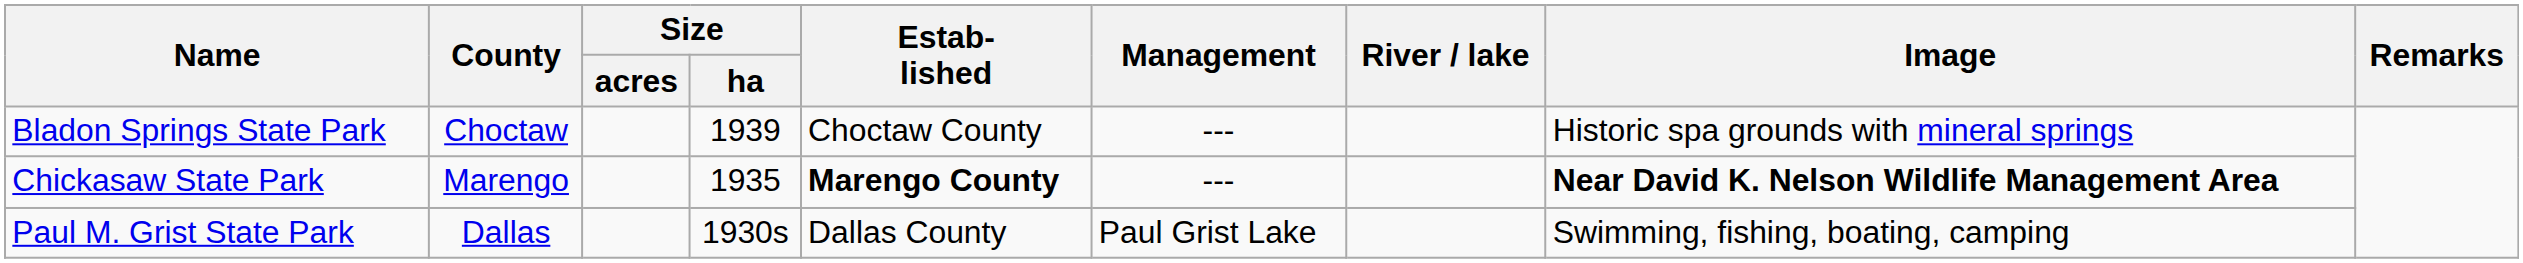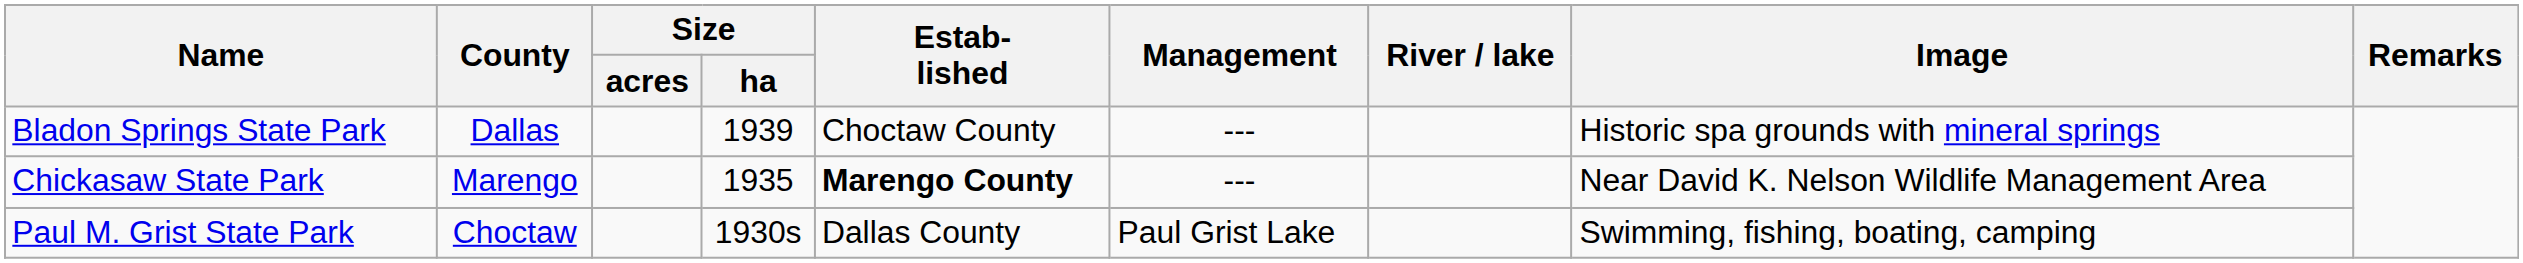(506, 130) Choctaw -> (515, 130) Dallas
(1916, 181) bold -> (1923, 181) normal
(506, 231) Dallas -> (515, 231) Choctaw
